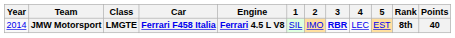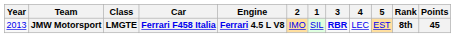columns swapped: (296, 11) <-> (315, 11)
(16, 25) 2014 -> (16, 25) 2013
(435, 25) 40 -> (435, 25) 45
